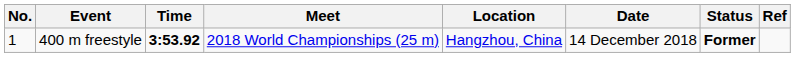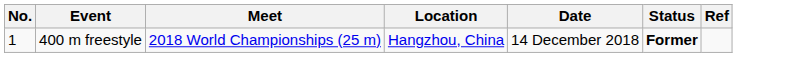- column: (174, 16)
